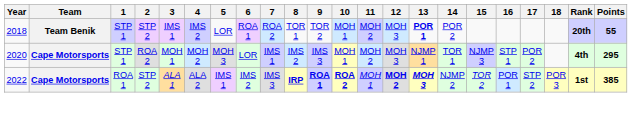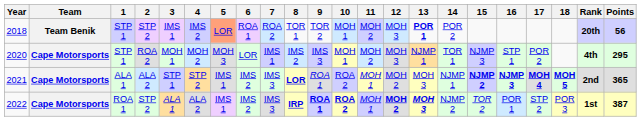(223, 30) no background -> (223, 30) lightsalmon background
(611, 30) 55 -> (620, 30) 56
+ row: (17, 79)
(611, 79) 385 -> (620, 104) 387
